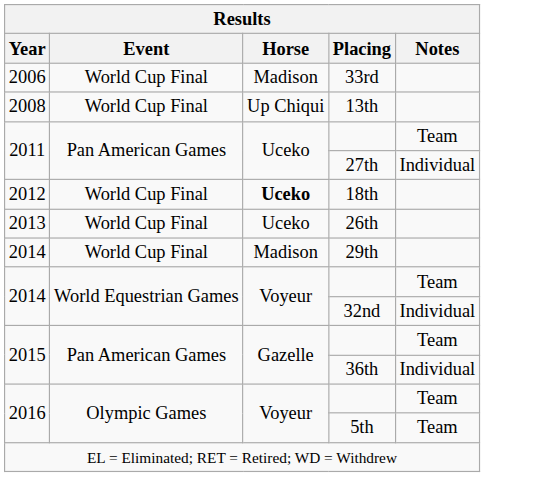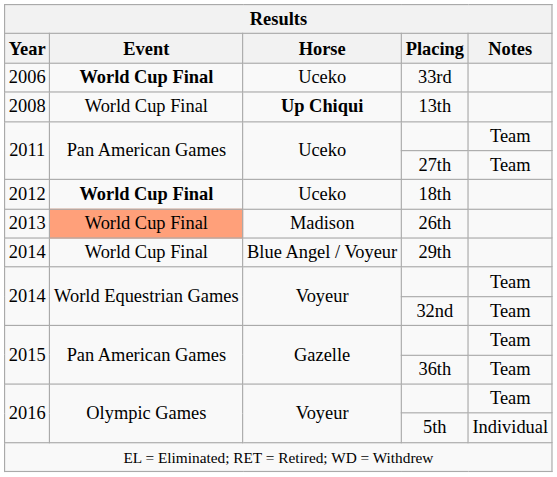(146, 77) normal -> (146, 77) bold
(286, 77) Madison -> (322, 77) Uceko
(286, 106) normal -> (322, 106) bold
(437, 164) Individual -> (510, 164) Team
(146, 194) normal -> (146, 194) bold
(286, 194) bold -> (322, 194) normal
(146, 223) no background -> (146, 223) lightsalmon background
(286, 223) Uceko -> (322, 223) Madison
(286, 252) Madison -> (322, 252) Blue Angel / Voyeur
(437, 310) Individual -> (510, 310) Team
(437, 369) Individual -> (510, 369) Team
(437, 427) Team -> (510, 427) Individual
